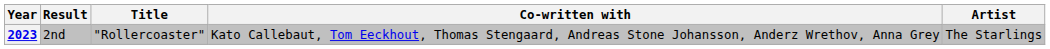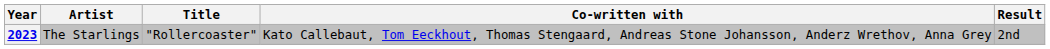columns swapped: (994, 15) <-> (65, 15)
